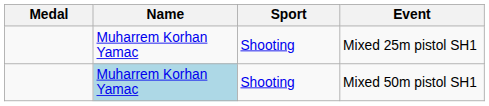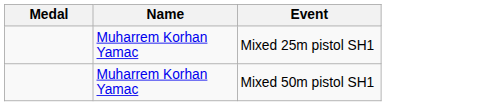- column: (289, 15)
(152, 82) lightblue background -> (152, 82) no background
